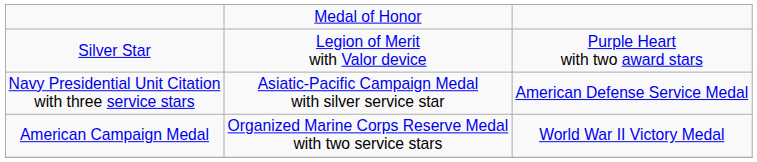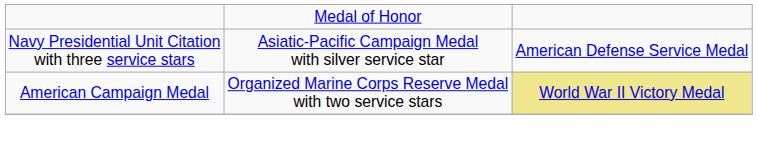- row: (114, 50)
(632, 135) no background -> (632, 93) khaki background
